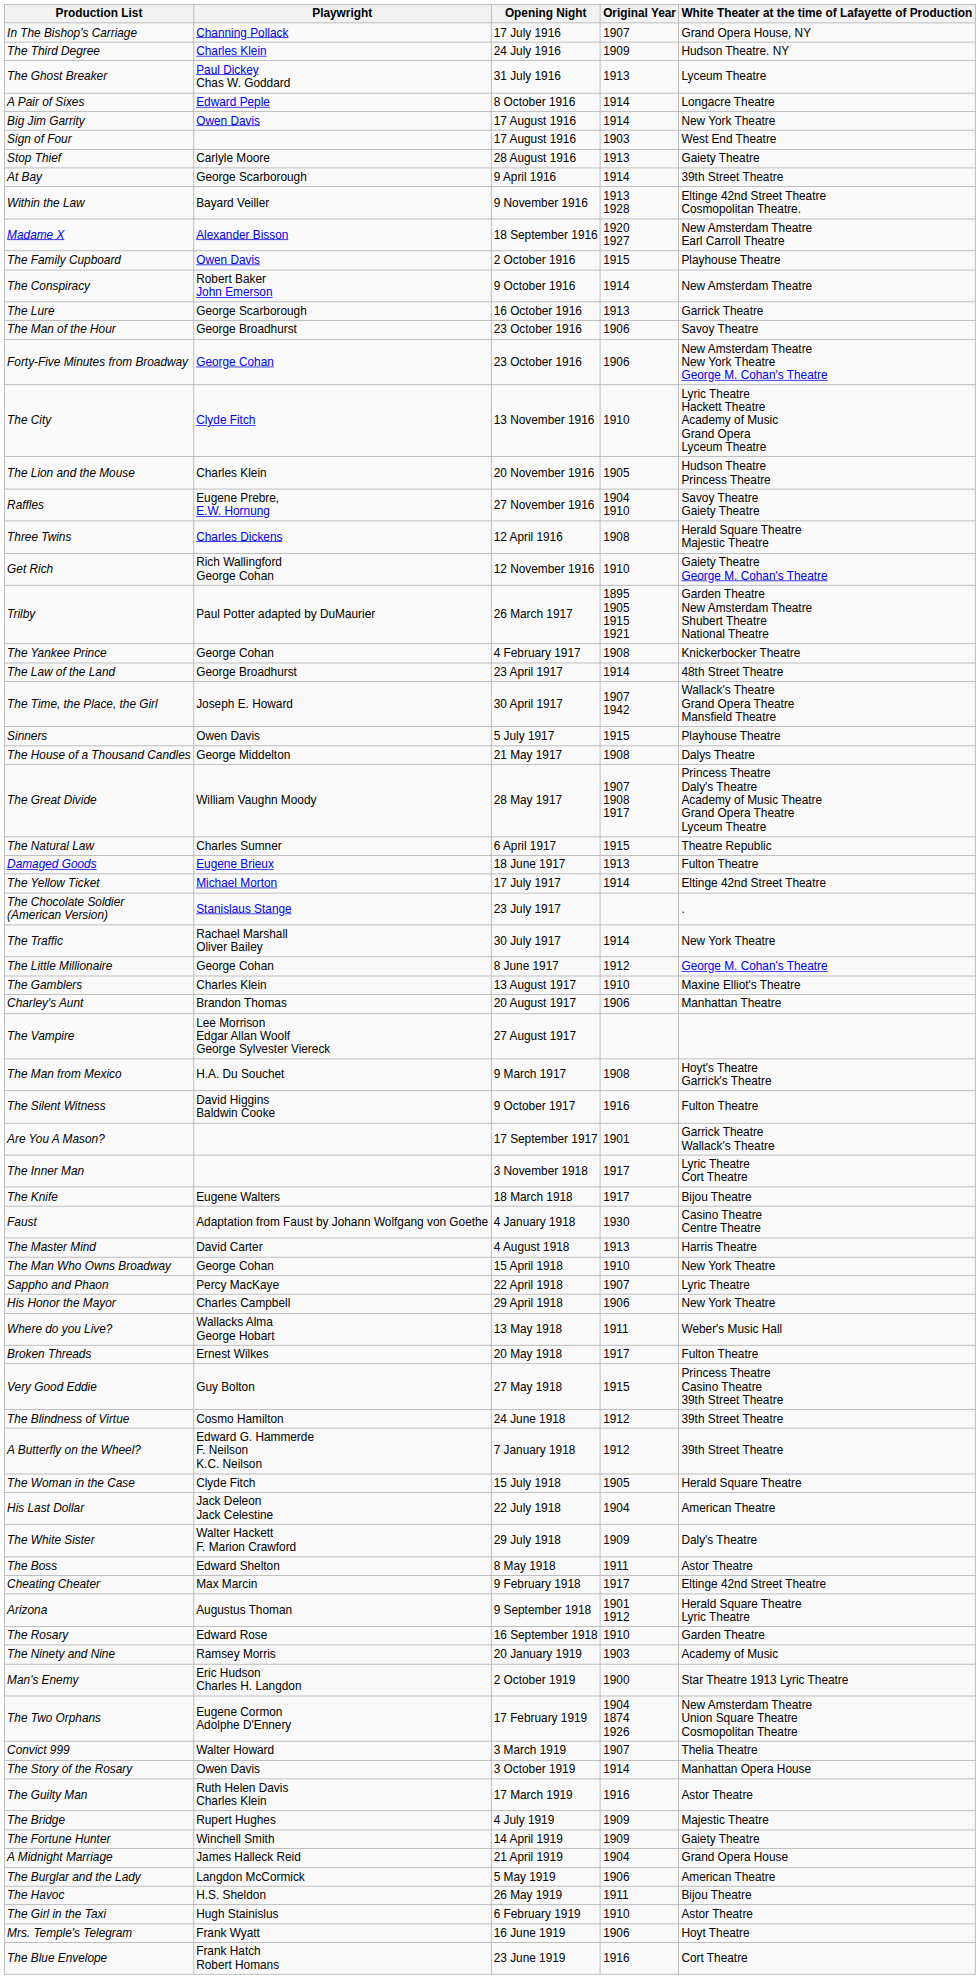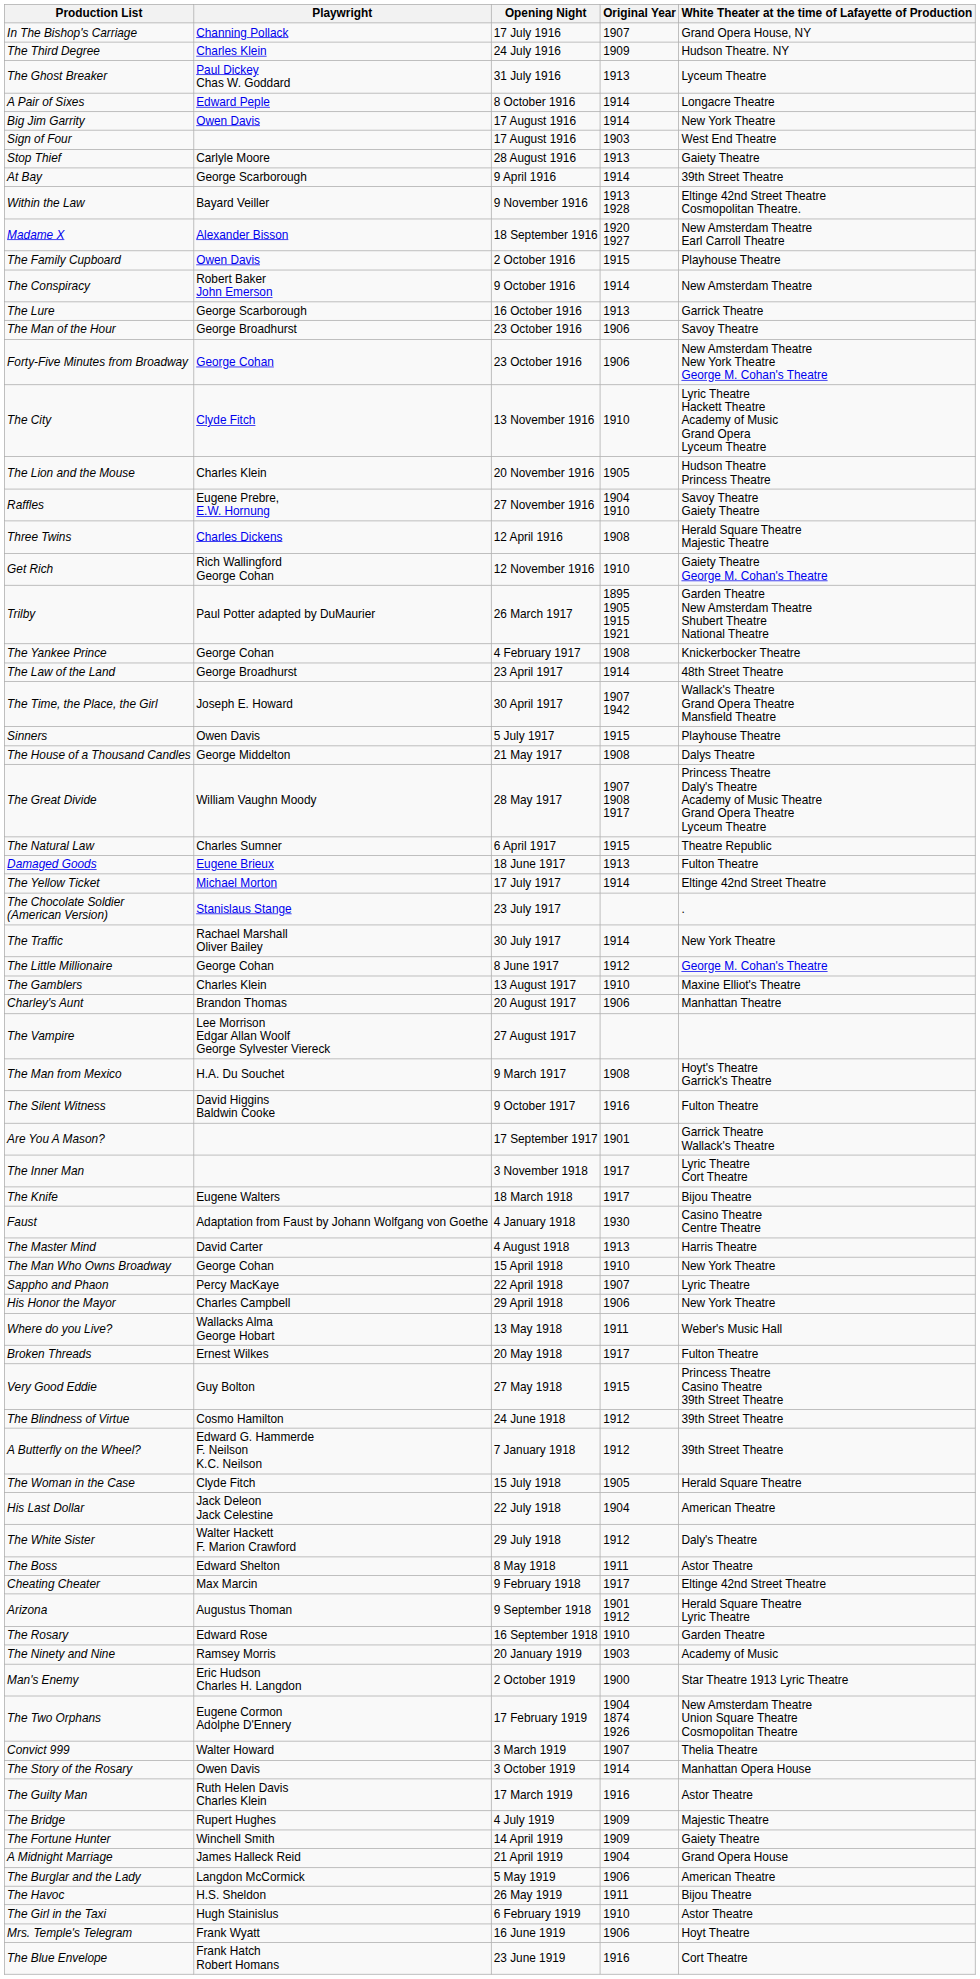(616, 1540) 1909 -> (616, 1540) 1912
